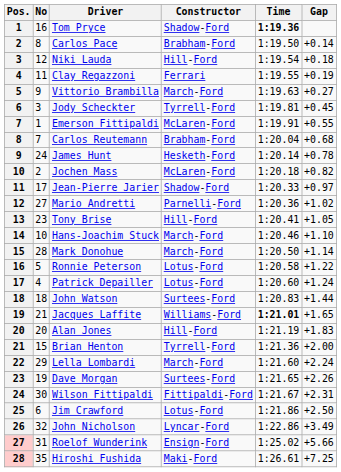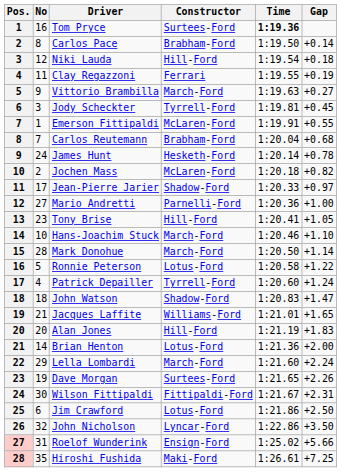(196, 29) Shadow-Ford -> (199, 29) Surtees-Ford
(319, 204) +1.02 -> (319, 204) +1.00
(193, 284) Lotus-Ford -> (199, 284) Tyrrell-Ford
(199, 300) Surtees-Ford -> (196, 300) Shadow-Ford
(319, 300) +1.44 -> (319, 300) +1.47
(278, 316) bold -> (278, 316) normal
(41, 348) 15 -> (41, 348) 14
(199, 348) Tyrrell-Ford -> (193, 348) Lotus-Ford
(319, 427) +3.49 -> (319, 427) +3.50
